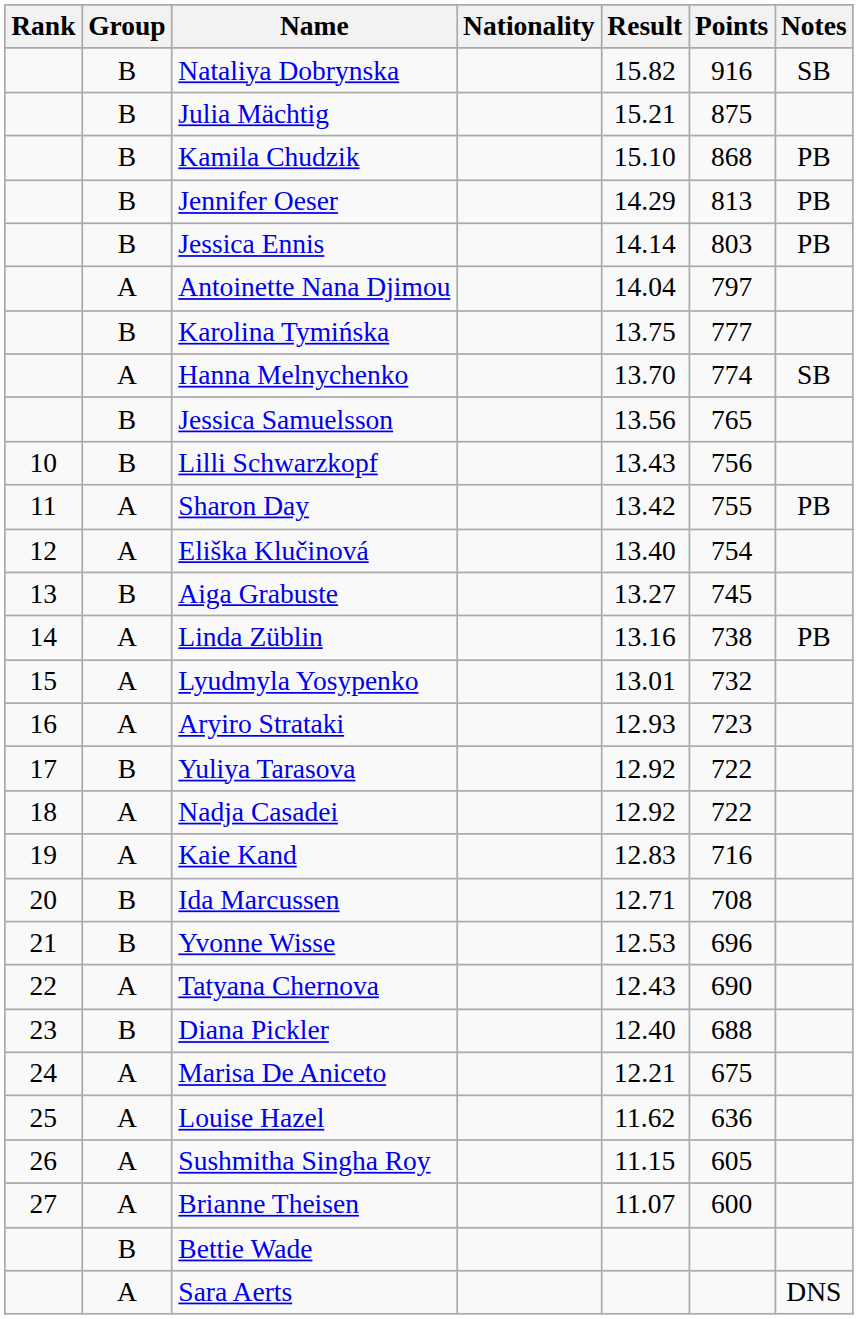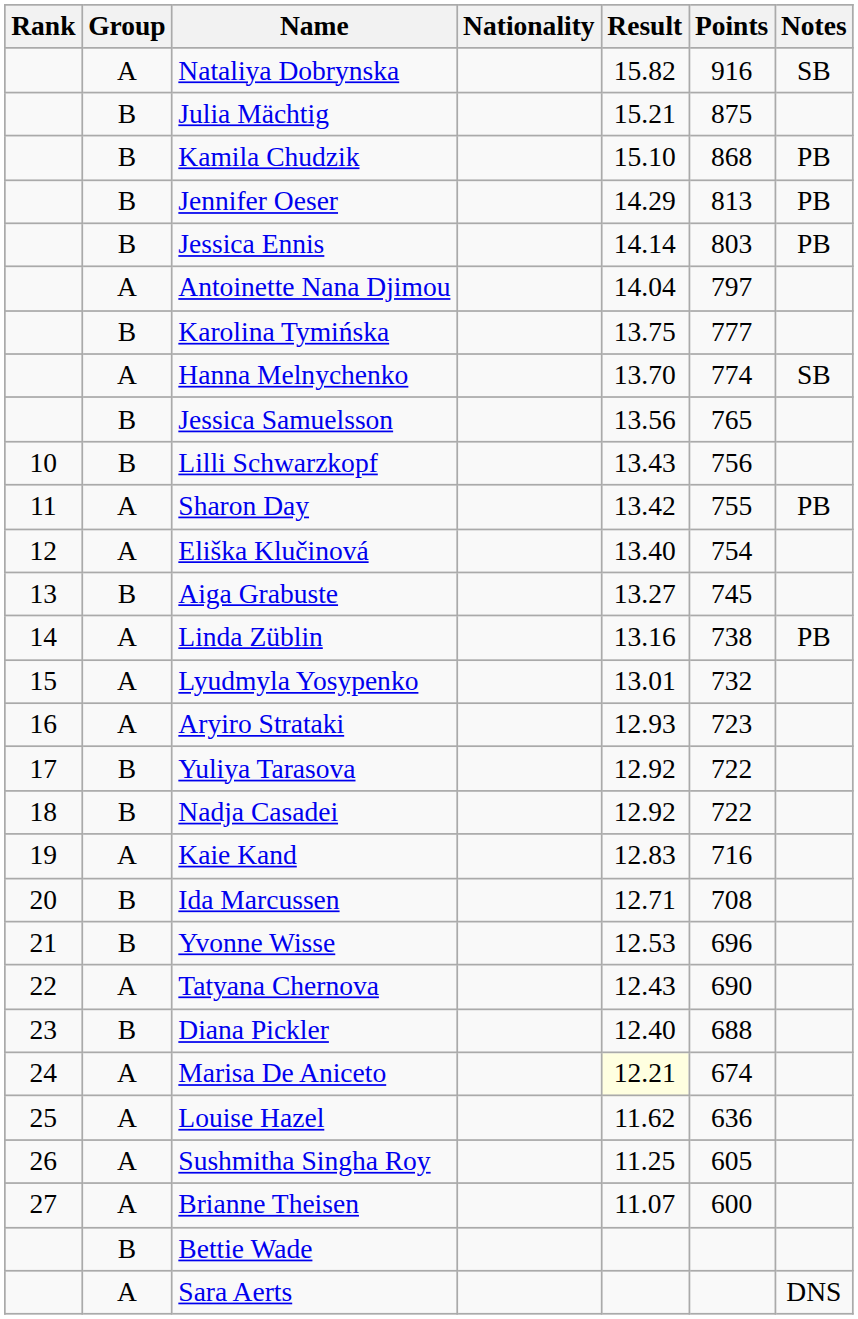(127, 69) B -> (127, 69) A
(127, 811) A -> (127, 811) B
(645, 1073) no background -> (645, 1073) lightyellow background
(732, 1073) 675 -> (732, 1073) 674
(645, 1161) 11.15 -> (645, 1161) 11.25
